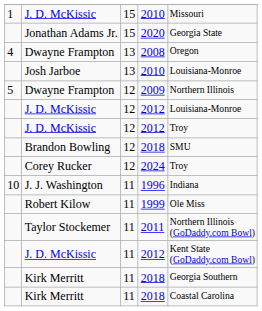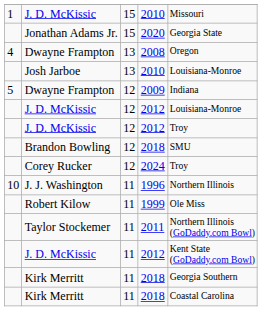(202, 90) Northern Illinois -> (184, 90) Indiana
(184, 185) Indiana -> (202, 185) Northern Illinois
